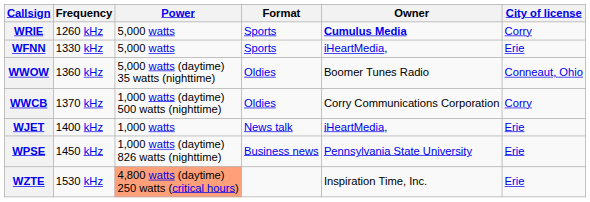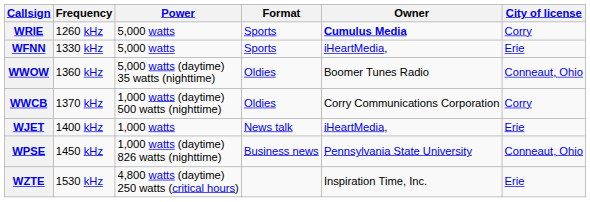(515, 151) Erie -> (544, 151) Conneaut, Ohio
(178, 181) lightsalmon background -> (178, 181) no background
